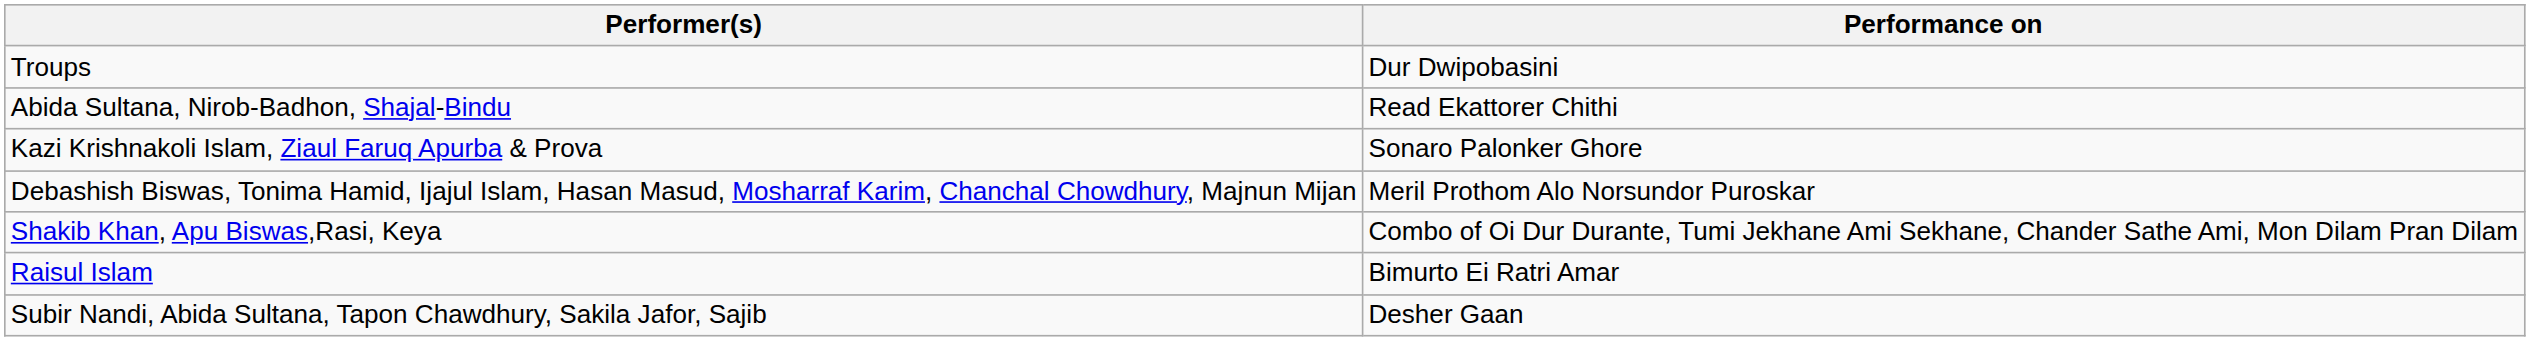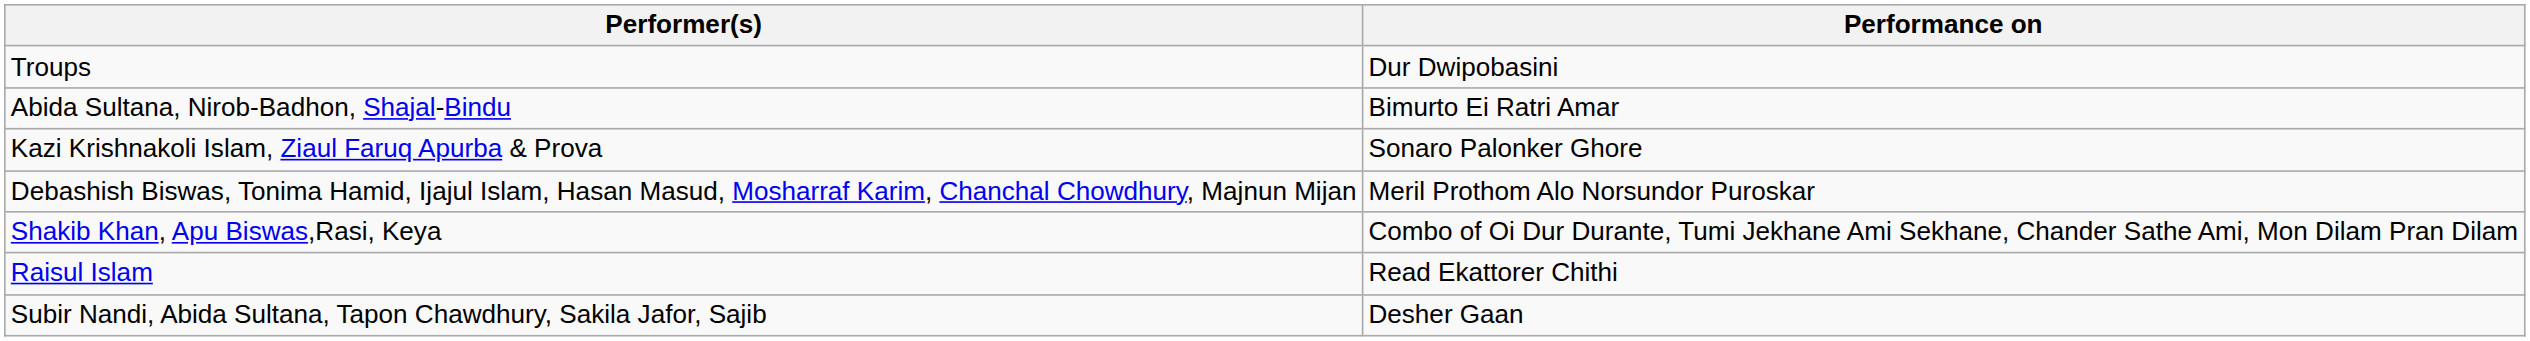(1493, 107) Read Ekattorer Chithi -> (1494, 107) Bimurto Ei Ratri Amar
(1494, 273) Bimurto Ei Ratri Amar -> (1493, 273) Read Ekattorer Chithi
